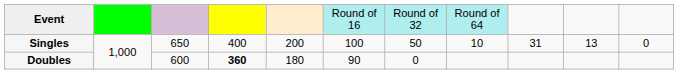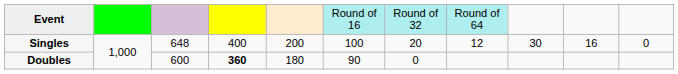(180, 43) 650 -> (180, 43) 648
(416, 43) 50 -> (416, 43) 20
(477, 43) 10 -> (477, 43) 12
(536, 43) 31 -> (536, 43) 30
(591, 43) 13 -> (591, 43) 16
